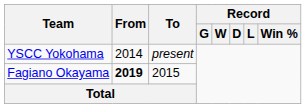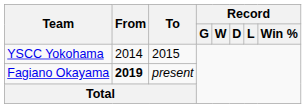(173, 53) present -> (166, 53) 2015
(166, 73) 2015 -> (173, 73) present
